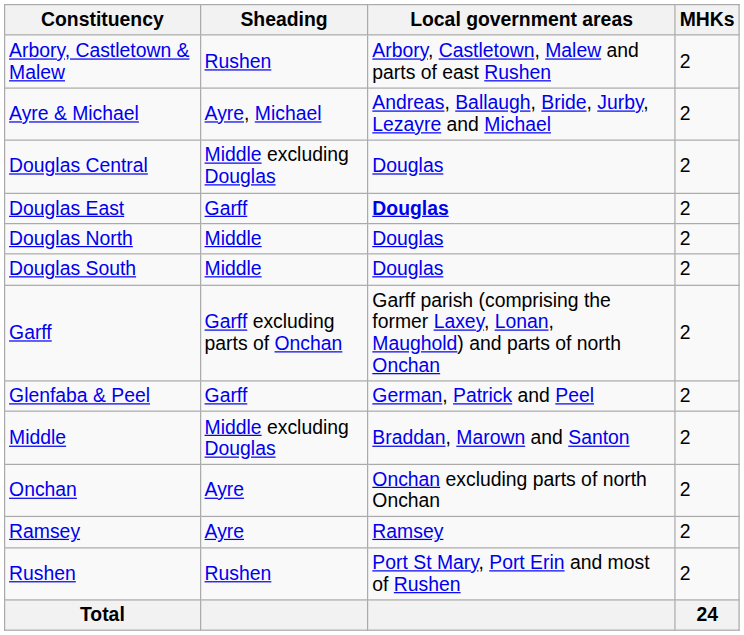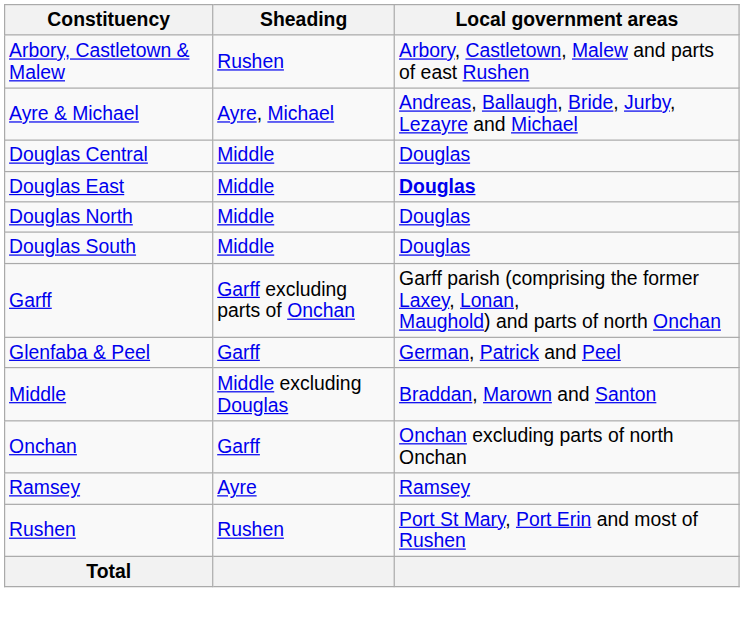- column: (707, 19)
(277, 166) Middle excluding Douglas -> (246, 155) Middle
(226, 208) Garff -> (246, 186) Middle
(224, 490) Ayre -> (239, 446) Garff
